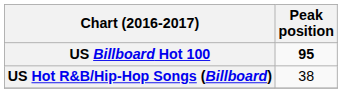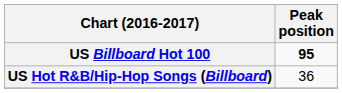(306, 76) 38 -> (306, 76) 36
